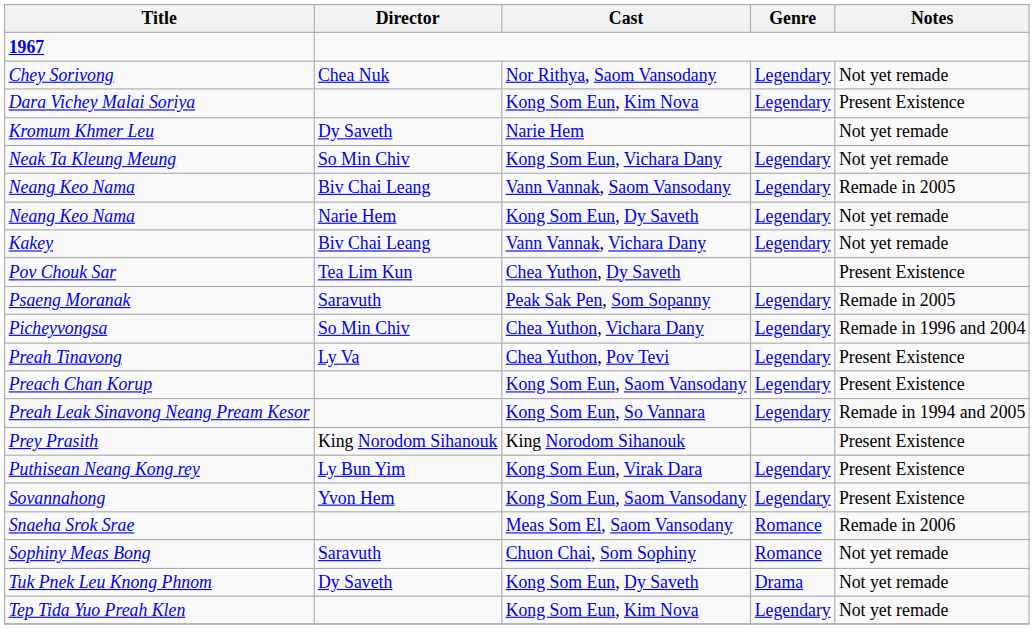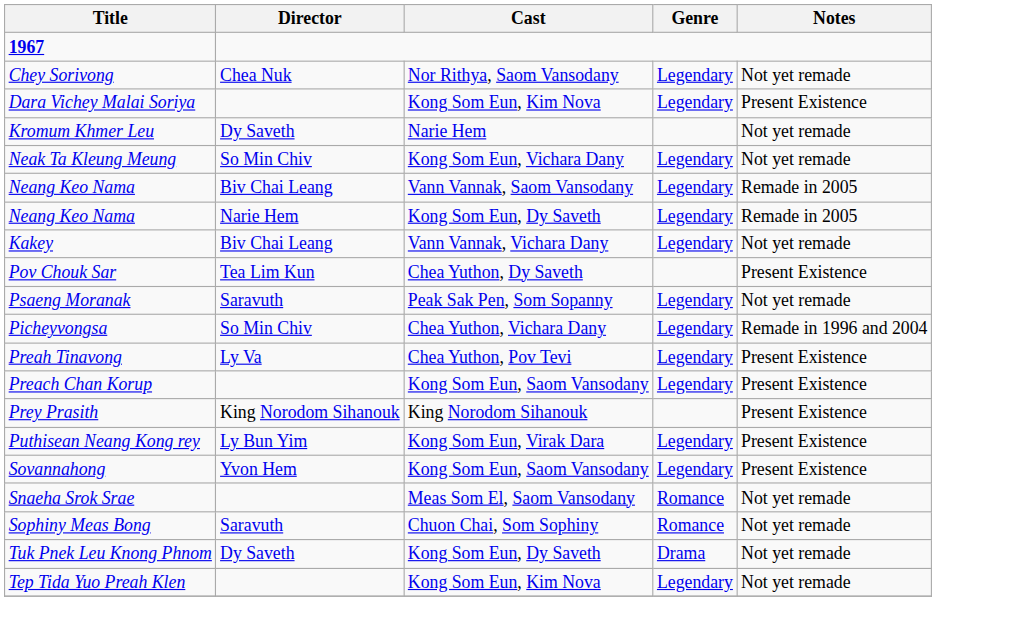(894, 215) Not yet remade -> (799, 215) Remade in 2005
(897, 300) Remade in 2005 -> (796, 300) Not yet remade
- row: (159, 412)
(897, 525) Remade in 2006 -> (796, 497) Not yet remade
